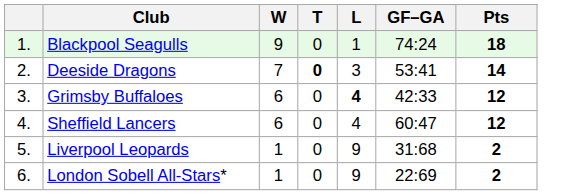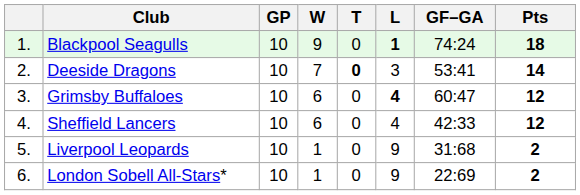+ column: (278, 17)
(356, 44) normal -> (395, 44) bold
(416, 96) 42:33 -> (455, 96) 60:47
(416, 123) 60:47 -> (455, 123) 42:33
